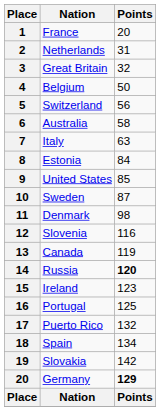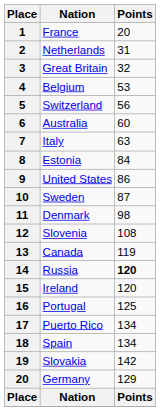(124, 87) 50 -> (124, 87) 53
(124, 123) 58 -> (124, 123) 60
(124, 178) 85 -> (124, 178) 86
(126, 233) 116 -> (127, 233) 108
(127, 288) 123 -> (127, 288) 120
(127, 325) 132 -> (127, 325) 134
(127, 379) bold -> (127, 379) normal
